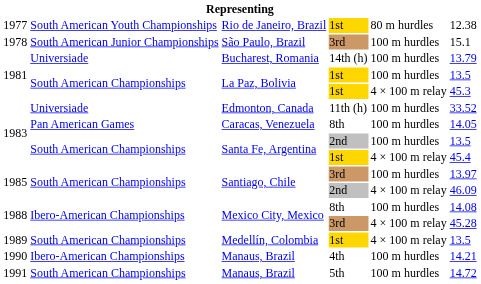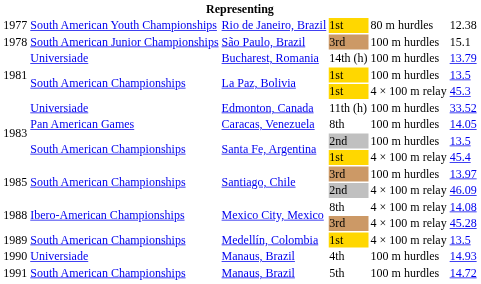(405, 207) 100 m hurdles -> (409, 207) 4 × 100 m relay
(107, 256) Ibero-American Championships -> (59, 256) Universiade
(463, 256) 14.21 -> (463, 256) 14.93
